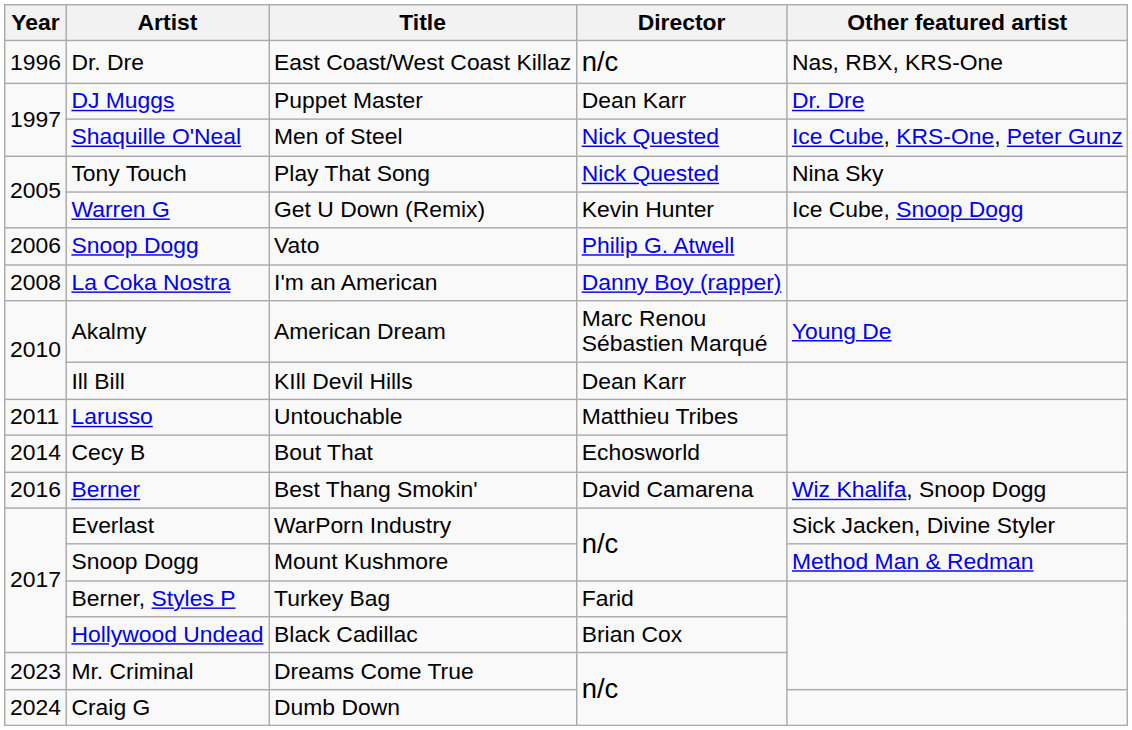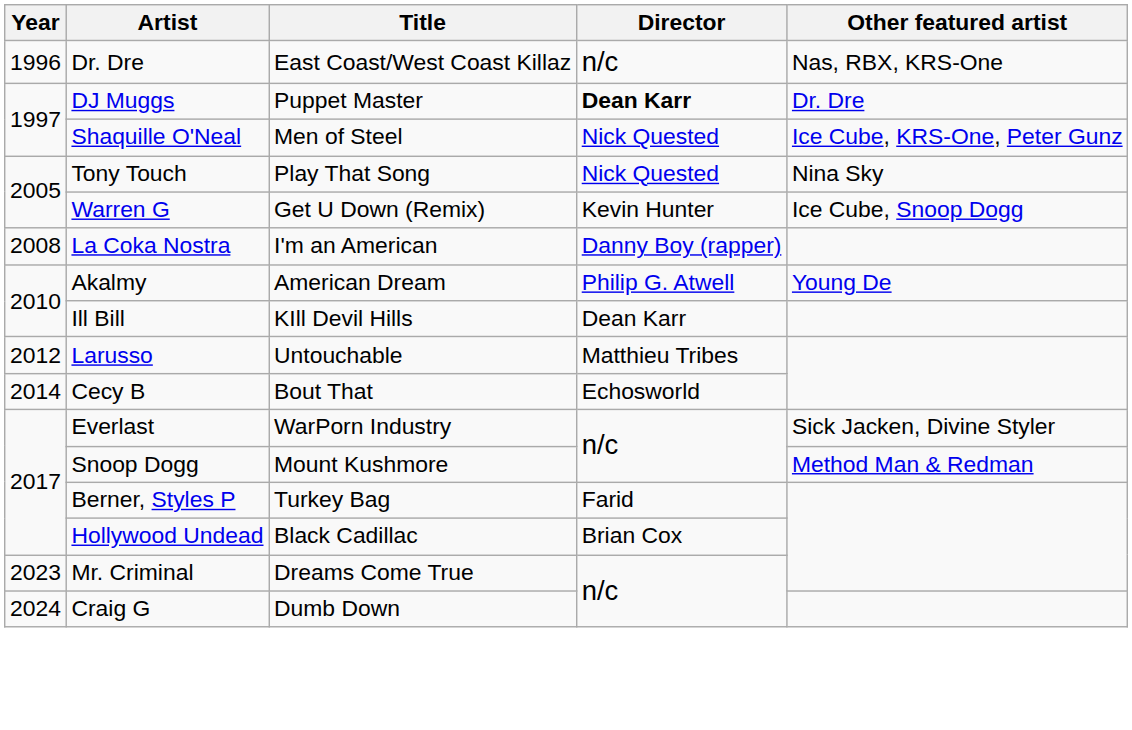(634, 100) normal -> (636, 100) bold
- row: (297, 246)
(675, 331) Marc Renou Sébastien Marqué -> (658, 282) Philip G. Atwell
(35, 416) 2011 -> (35, 354) 2012
- row: (376, 489)
